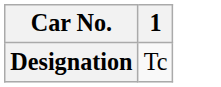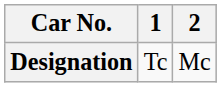+ column: (195, 23)
